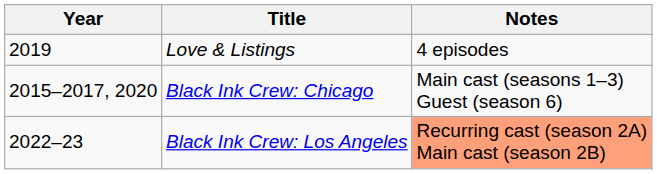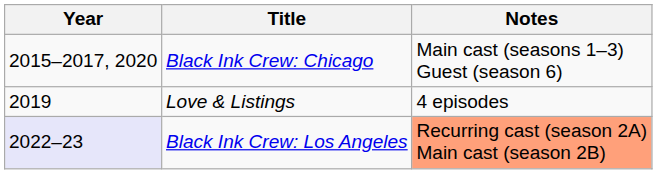rows swapped: (270, 90) <-> (231, 49)
(46, 142) no background -> (46, 142) lavender background
